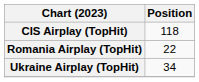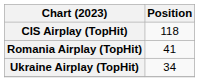(170, 49) 22 -> (170, 49) 41
